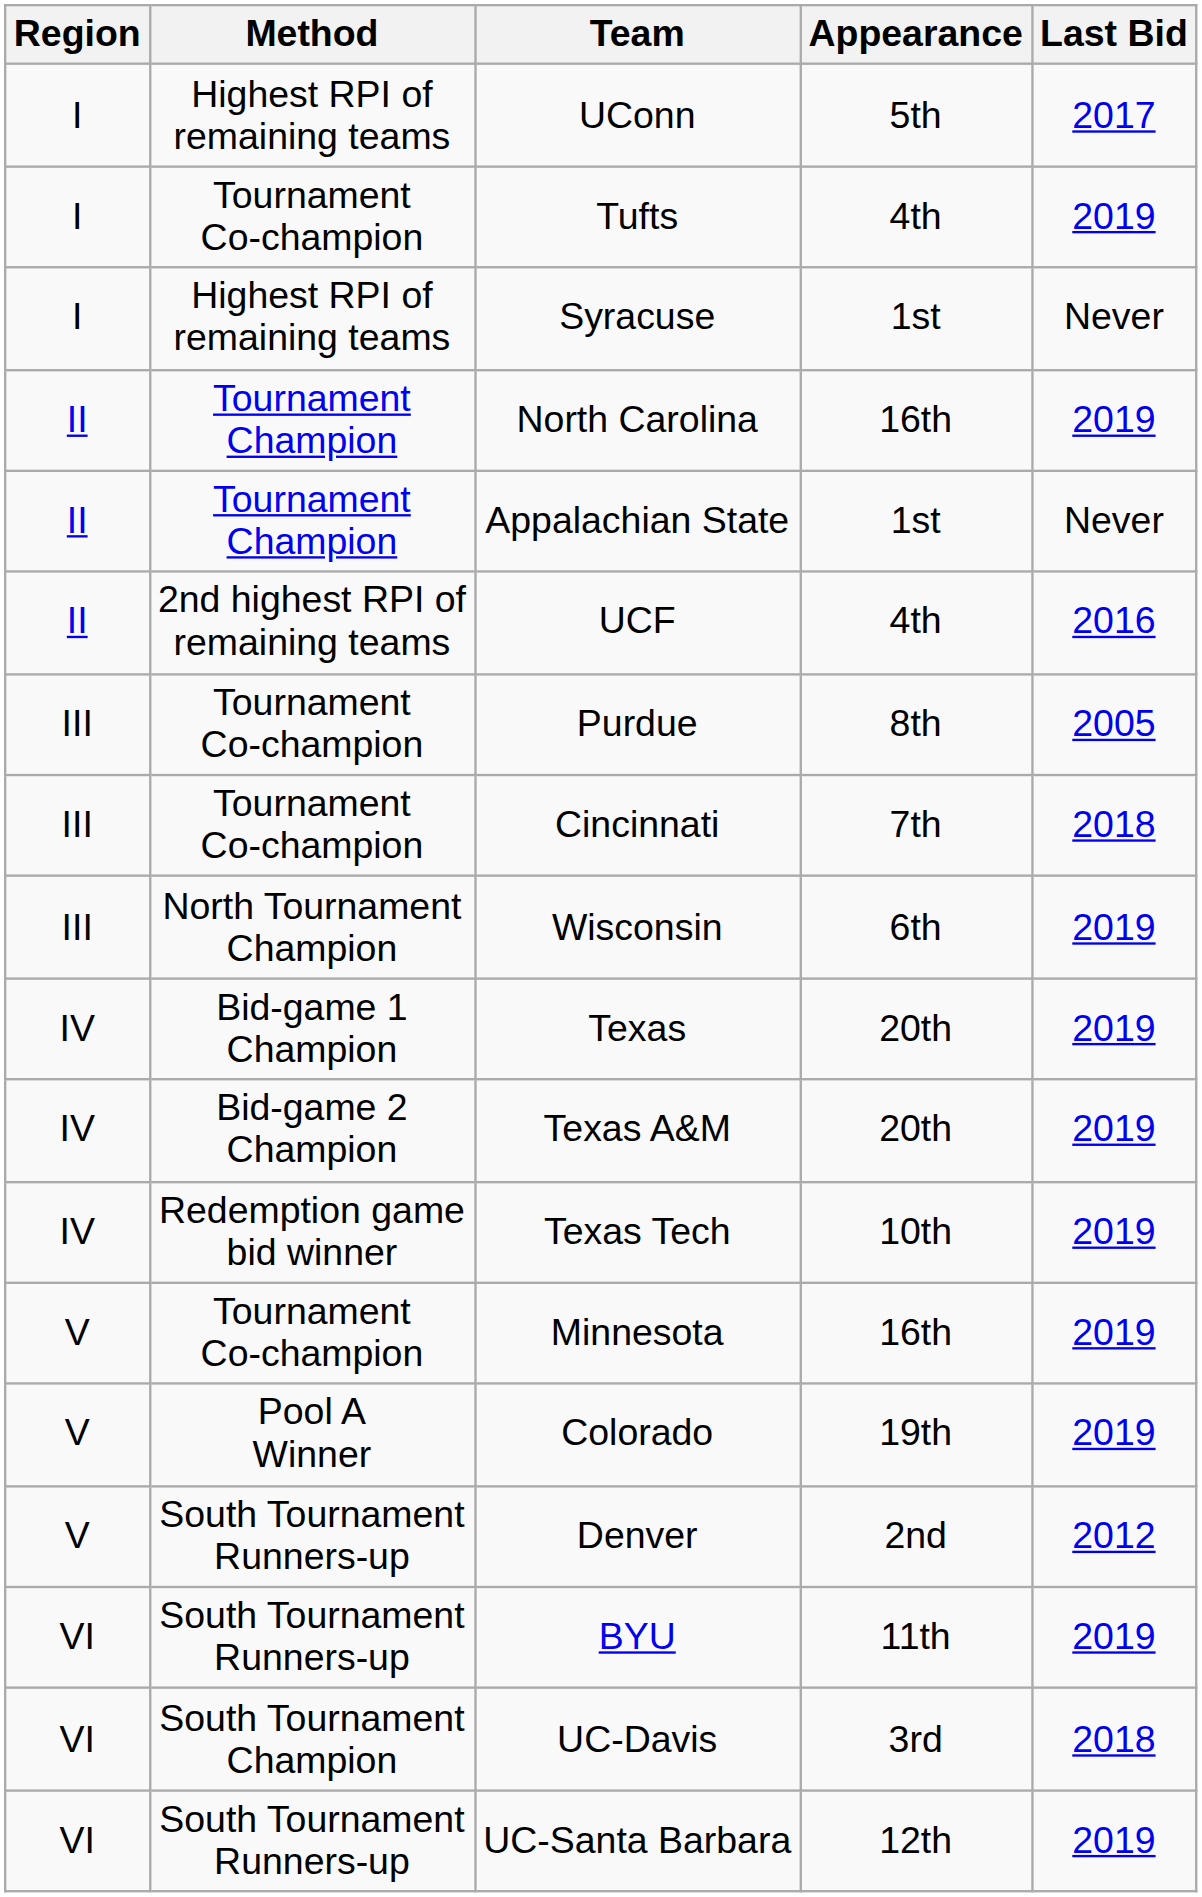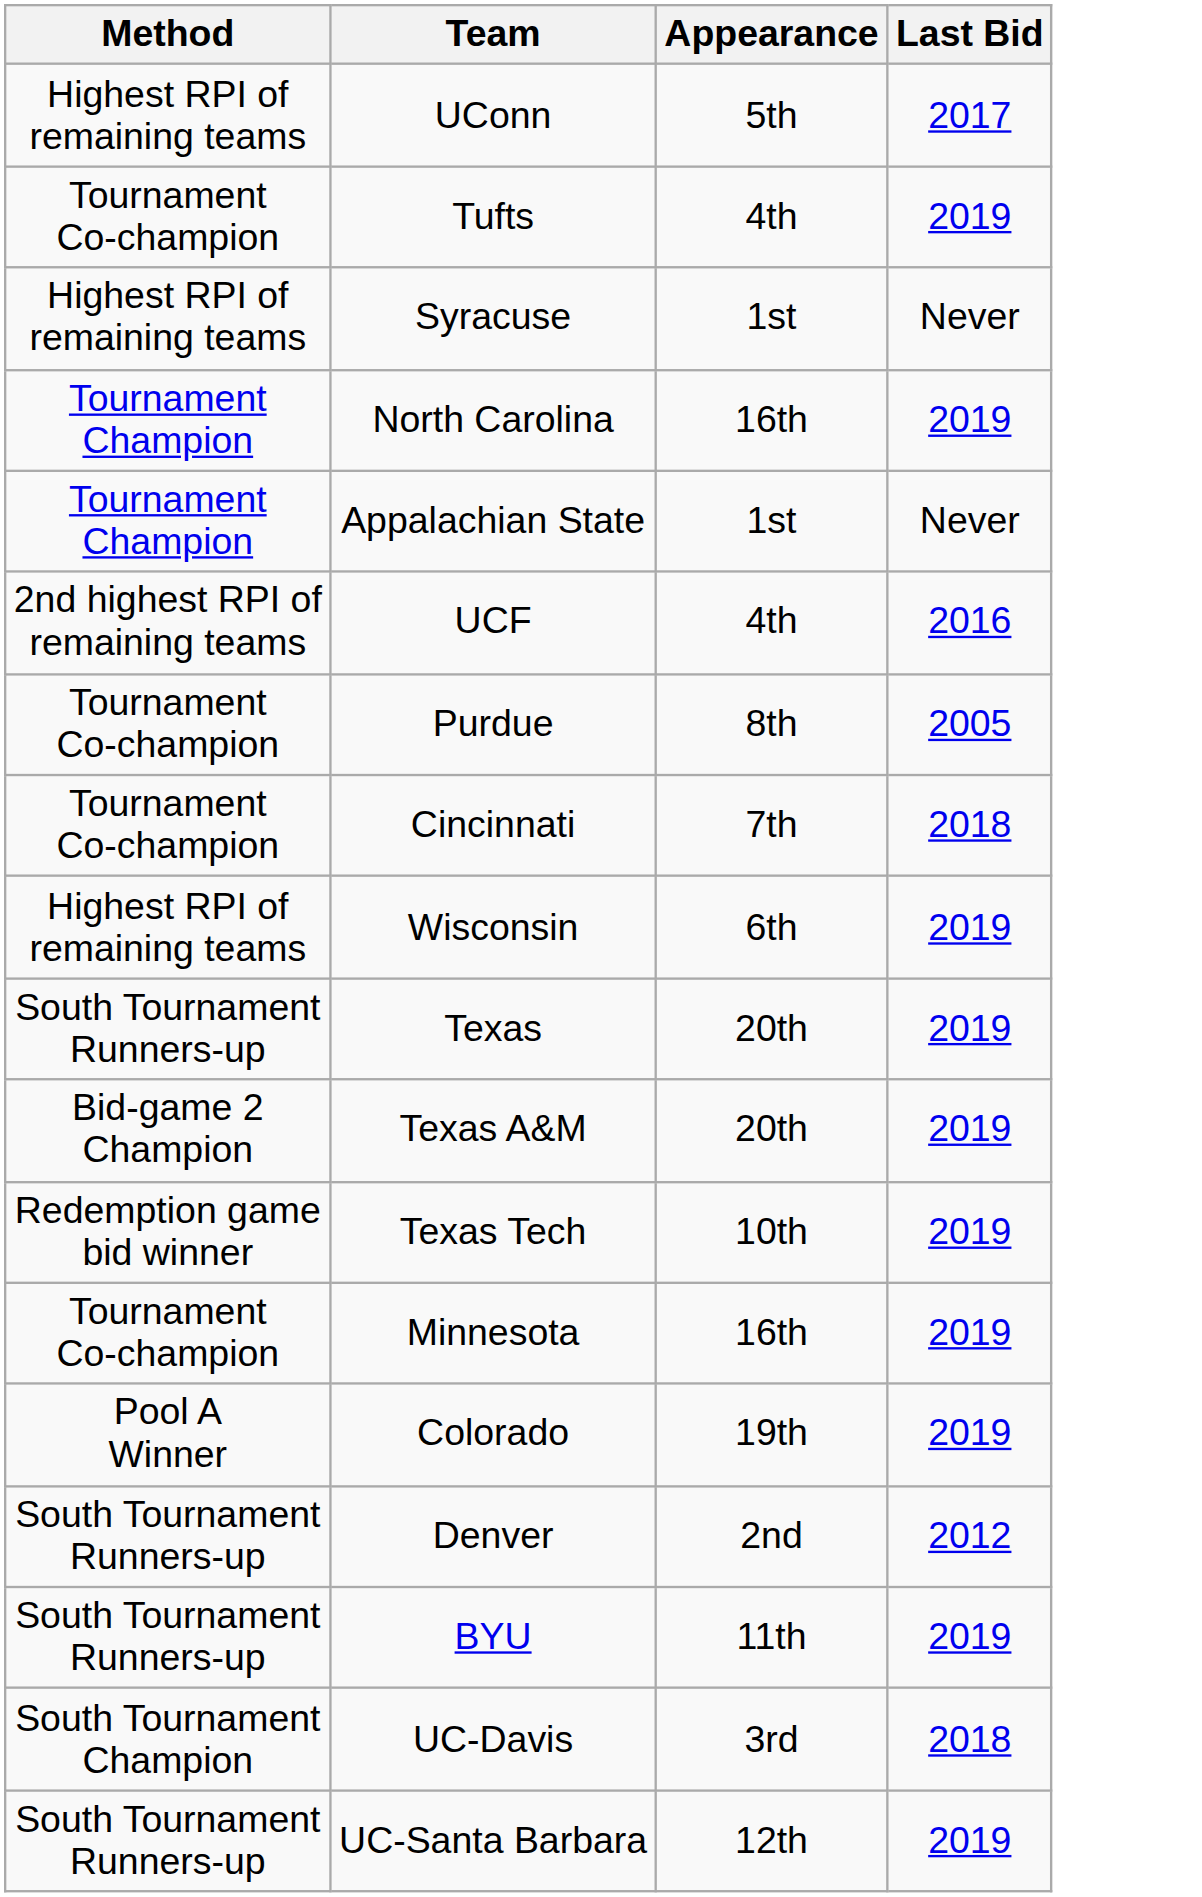- column: (77, 34)
(312, 926) North Tournament Champion -> (168, 926) Highest RPI of remaining teams
(312, 1028) Bid-game 1 Champion -> (168, 1028) South Tournament Runners-up
